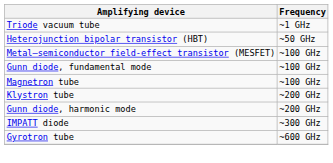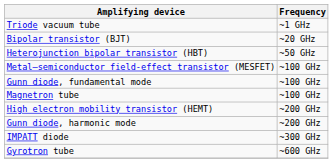+ row: (69, 39)
+ row: (110, 109)
- row: (40, 95)
